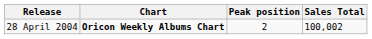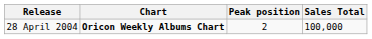(324, 27) 100,002 -> (324, 27) 100,000
